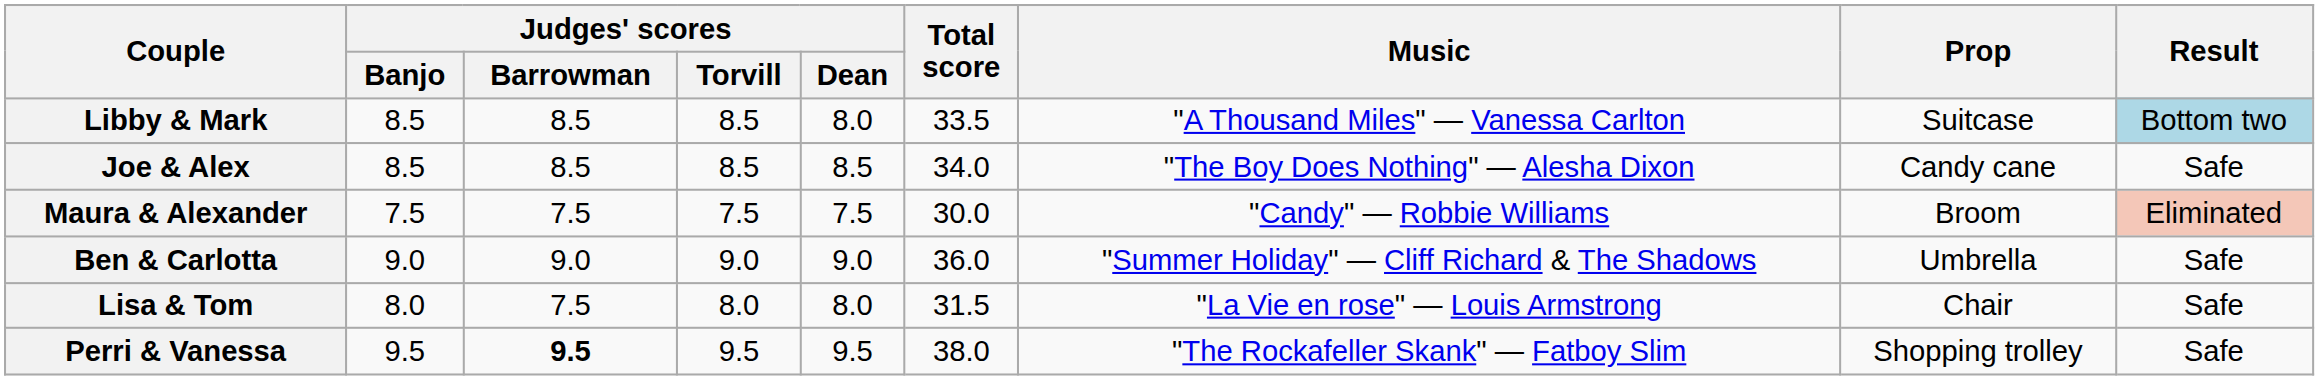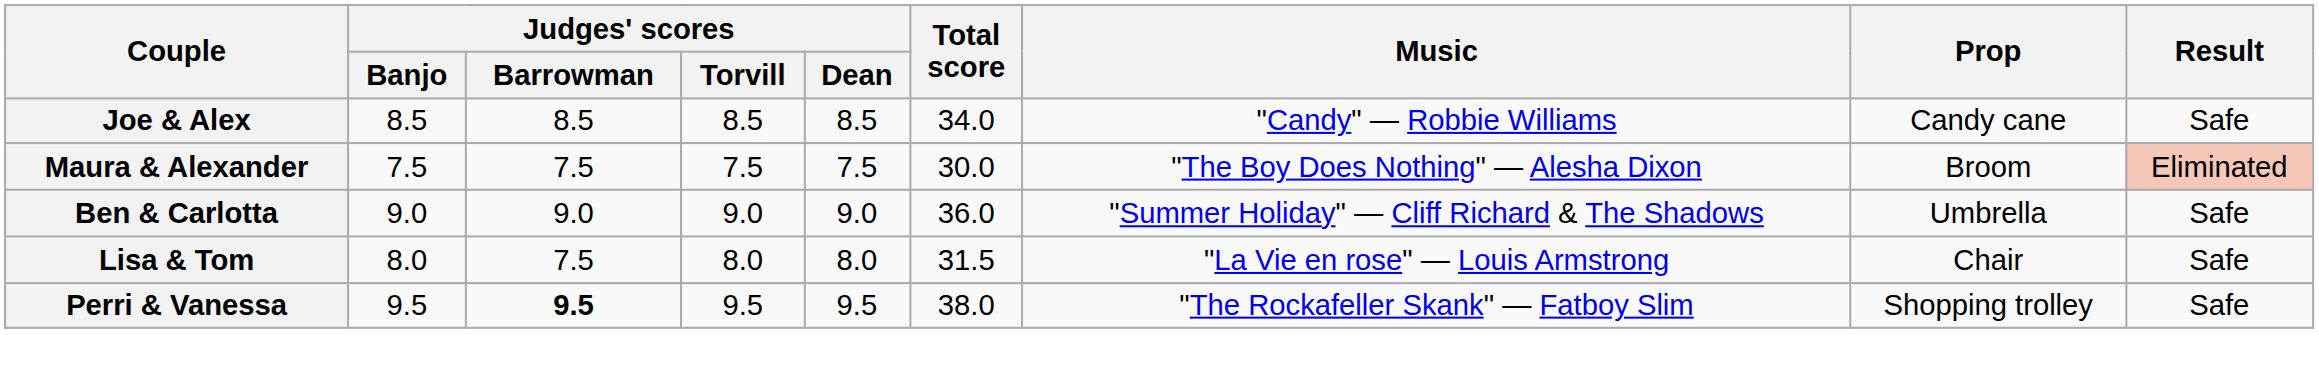- row: (176, 121)
(1429, 167) "The Boy Does Nothing" — Alesha Dixon -> (1437, 121) "Candy" — Robbie Williams
(1429, 213) "Candy" — Robbie Williams -> (1437, 167) "The Boy Does Nothing" — Alesha Dixon
